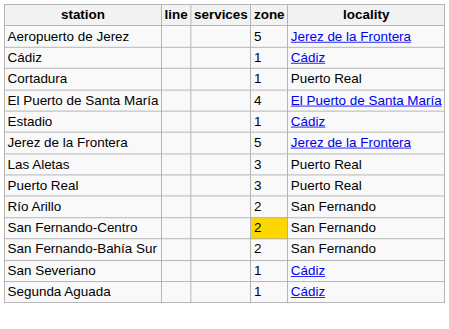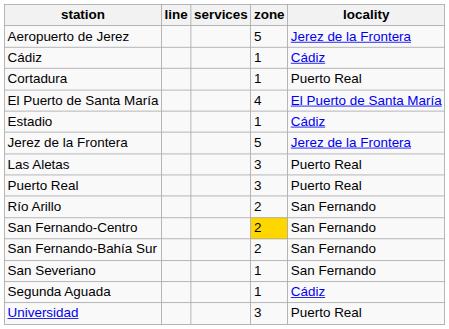(308, 270) Cádiz -> (333, 270) San Fernando
+ row: (43, 313)
